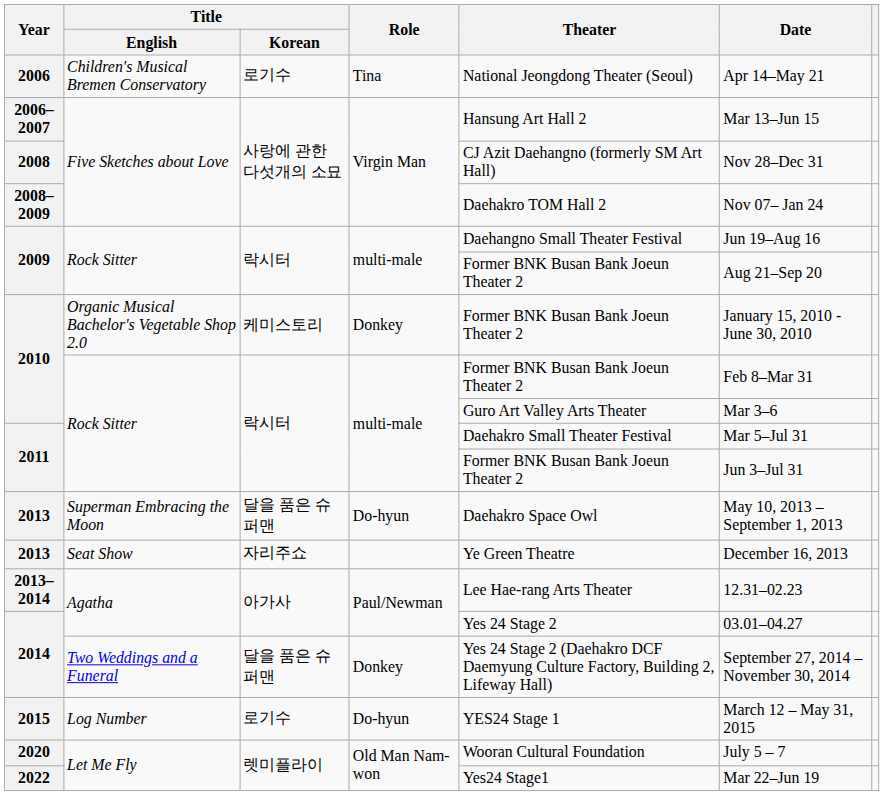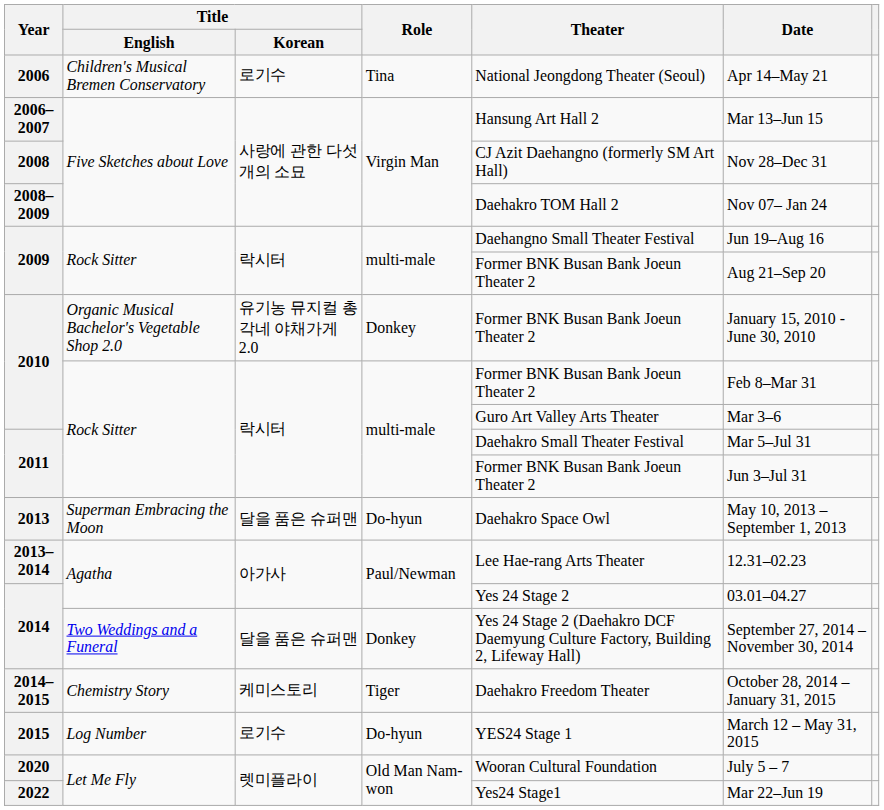(283, 324) 케미스토리 -> (298, 328) 유기농 뮤지컬 총각네 야채가게 2.0
- row: (34, 554)
+ row: (34, 690)
